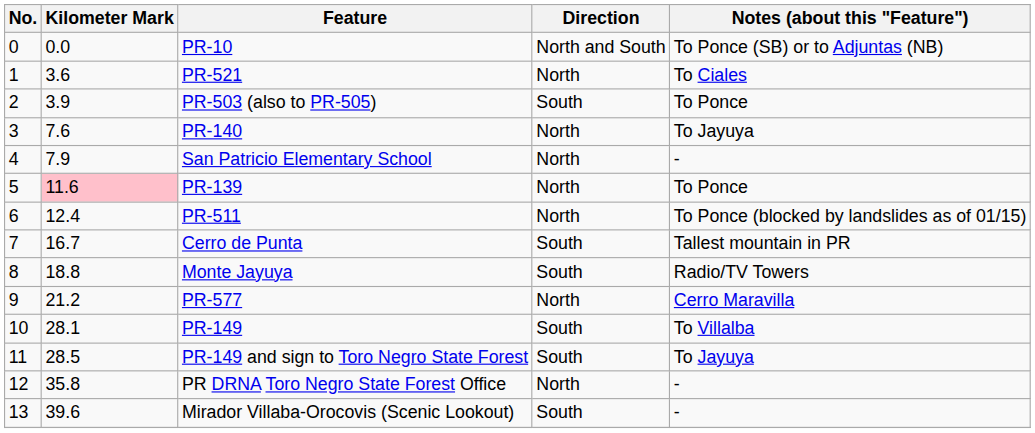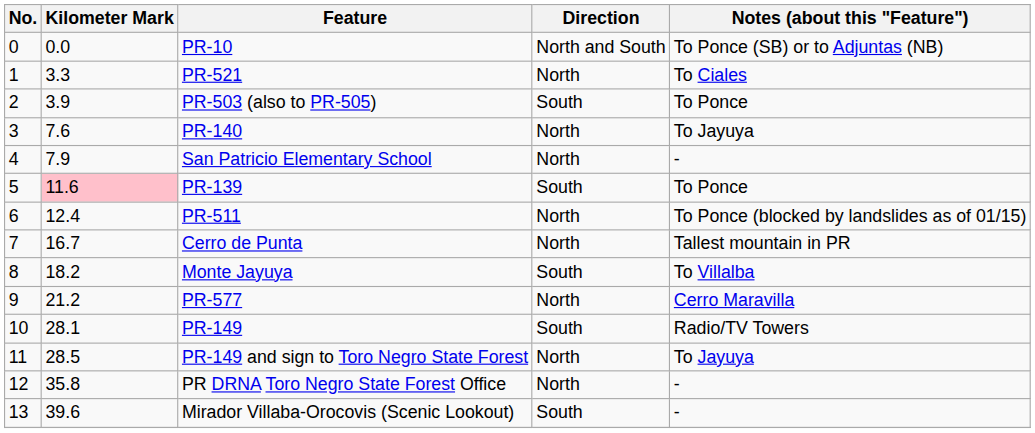(58, 74) 3.6 -> (58, 74) 3.3
(558, 187) North -> (560, 187) South
(560, 243) South -> (558, 243) North
(63, 272) 18.8 -> (63, 272) 18.2
(741, 272) Radio/TV Towers -> (714, 272) To Villalba
(714, 328) To Villalba -> (741, 328) Radio/TV Towers
(560, 356) South -> (558, 356) North
